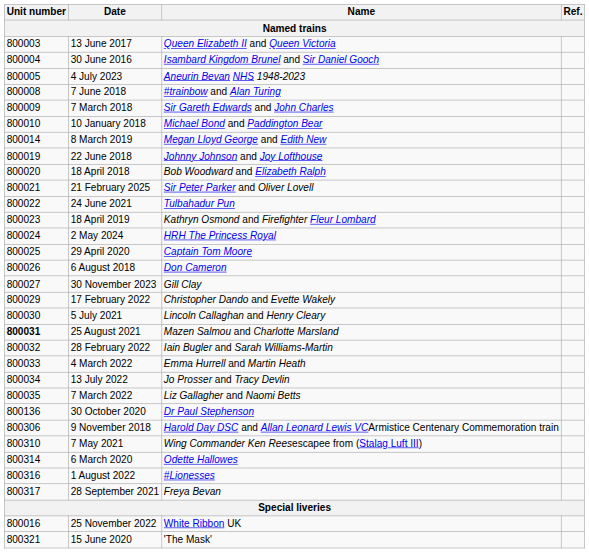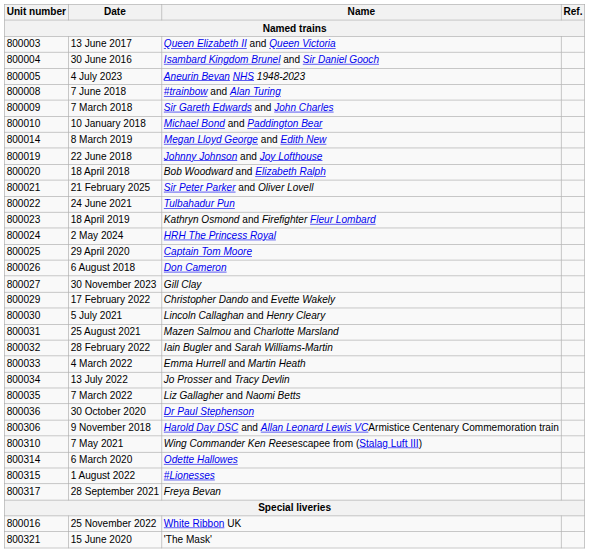(23, 332) bold -> (23, 332) normal
(23, 412) 800136 -> (23, 412) 800036
(23, 476) 800316 -> (23, 476) 800315
